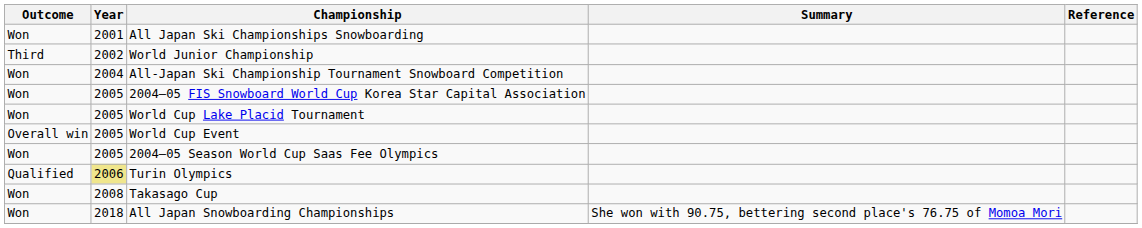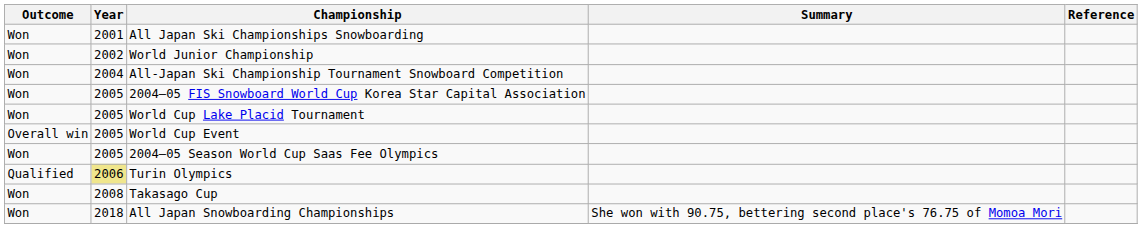(26, 54) Third -> (18, 54) Won
